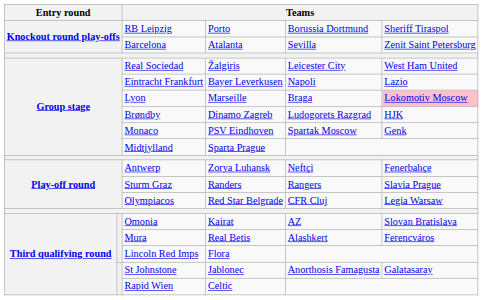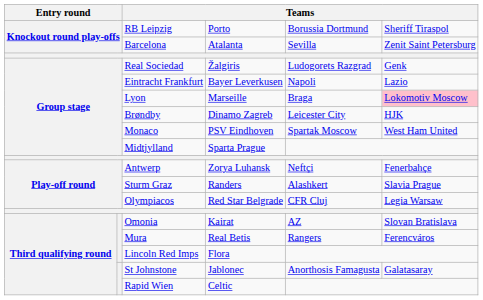(317, 66) Leicester City -> (329, 66) Ludogorets Razgrad
(421, 66) West Ham United -> (395, 66) Genk
(329, 114) Ludogorets Razgrad -> (317, 114) Leicester City
(395, 131) Genk -> (421, 131) West Ham United
(305, 184) Rangers -> (308, 184) Alashkert
(308, 237) Alashkert -> (305, 237) Rangers
